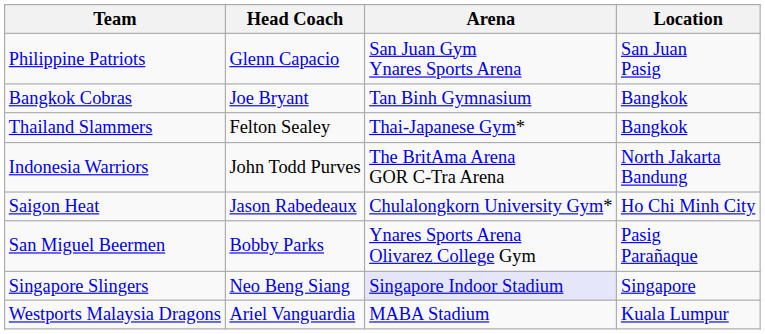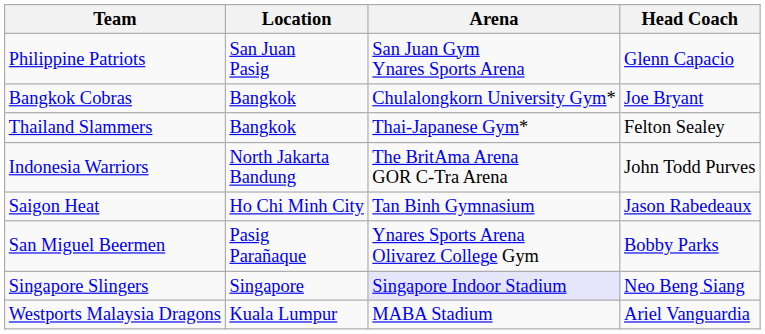columns swapped: (688, 19) <-> (295, 19)
(450, 98) Tan Binh Gymnasium -> (494, 98) Chulalongkorn University Gym*
(491, 206) Chulalongkorn University Gym* -> (453, 206) Tan Binh Gymnasium
